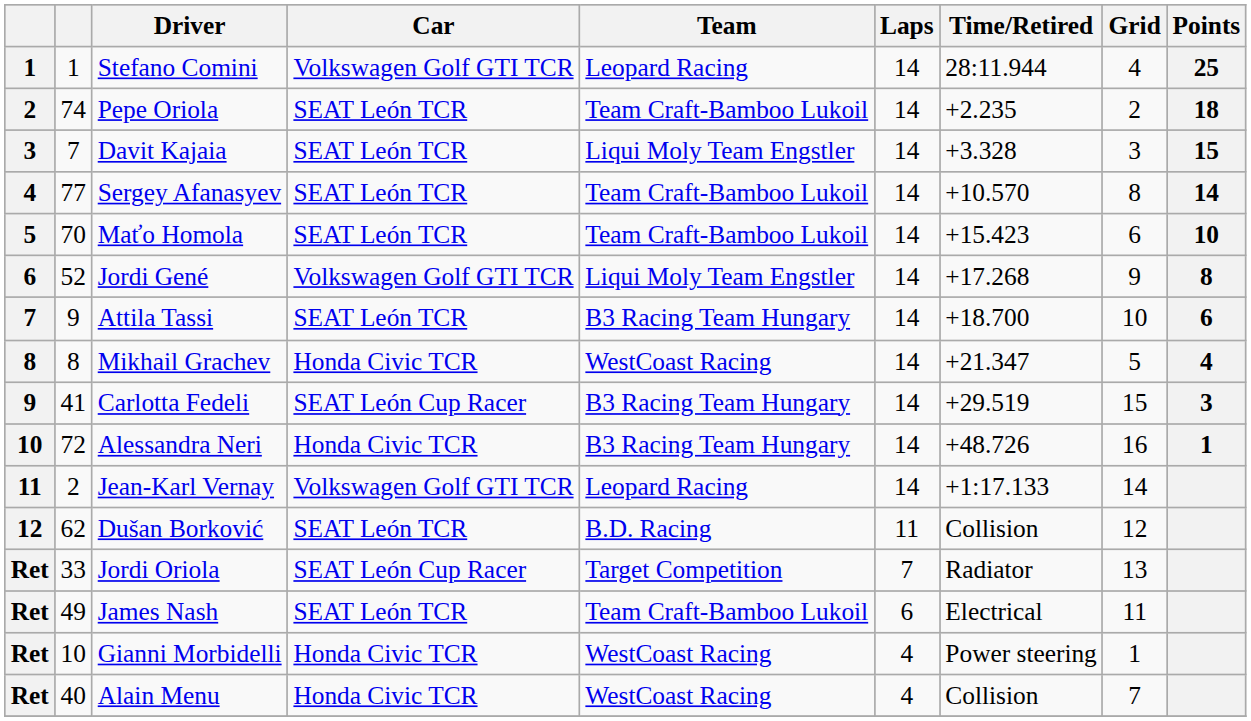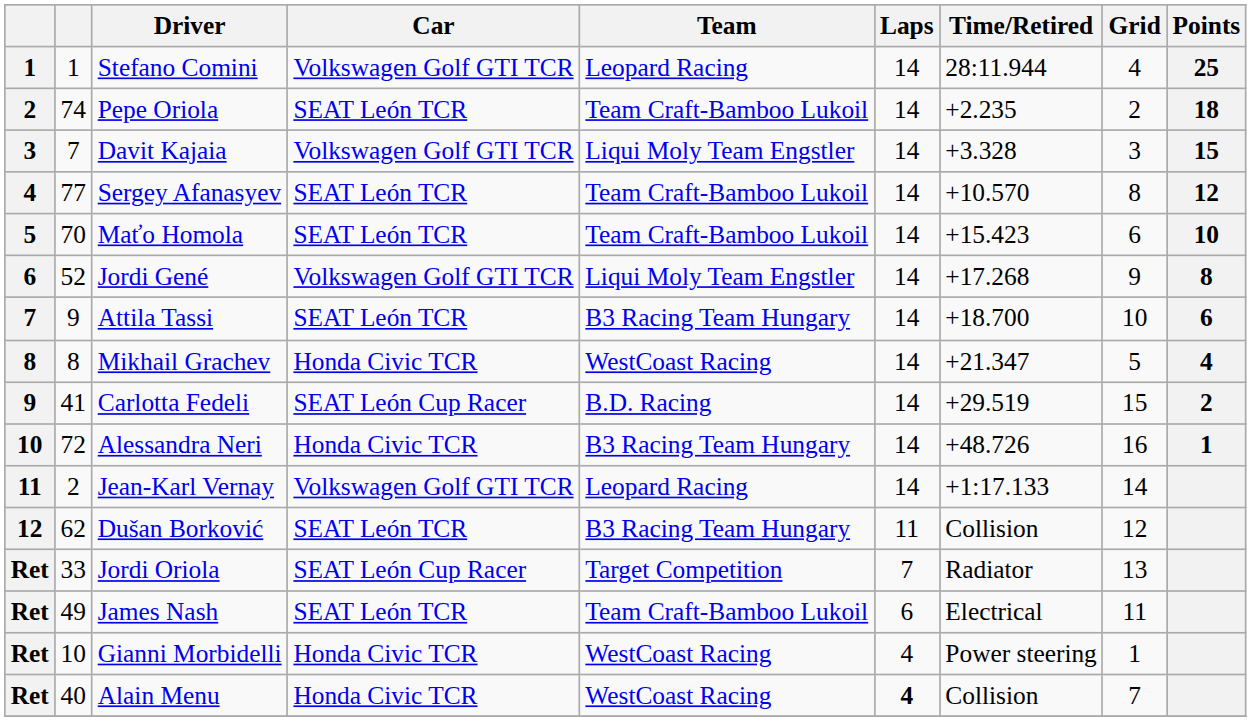(380, 151) SEAT León TCR -> (433, 151) Volkswagen Golf GTI TCR
(1206, 193) 14 -> (1206, 193) 12
(718, 402) B3 Racing Team Hungary -> (648, 402) B.D. Racing
(1206, 402) 3 -> (1206, 402) 2
(648, 527) B.D. Racing -> (718, 527) B3 Racing Team Hungary
(907, 695) normal -> (907, 695) bold
